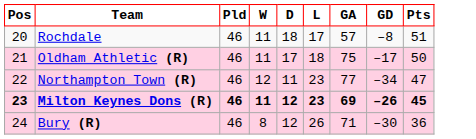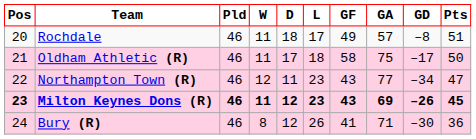+ column: (348, 15)
